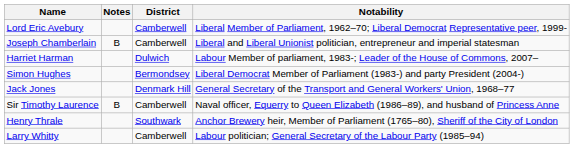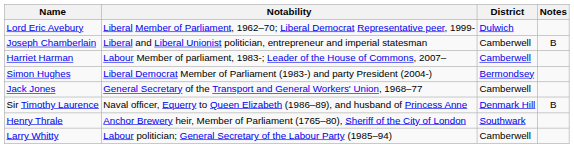columns swapped: (381, 12) <-> (117, 12)
(161, 27) Camberwell -> (497, 27) Dulwich
(152, 58) Dulwich -> (505, 58) Camberwell
(163, 89) Denmark Hill -> (505, 89) Camberwell
(161, 105) Camberwell -> (507, 105) Denmark Hill
